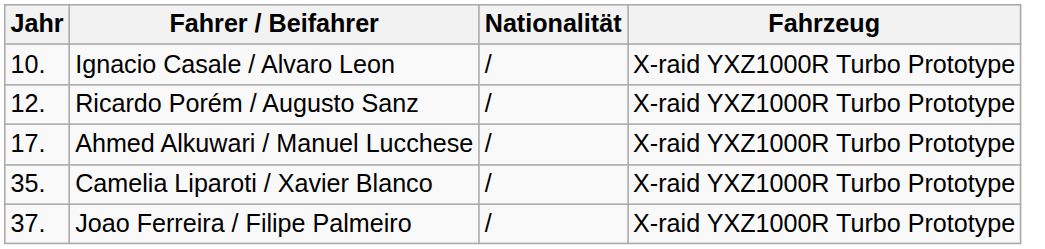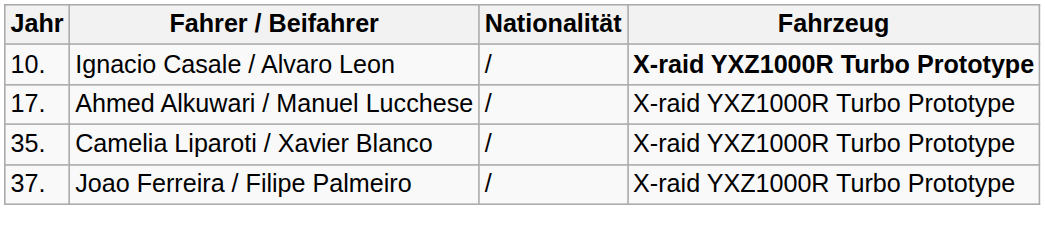(824, 64) normal -> (834, 64) bold
- row: (247, 104)
